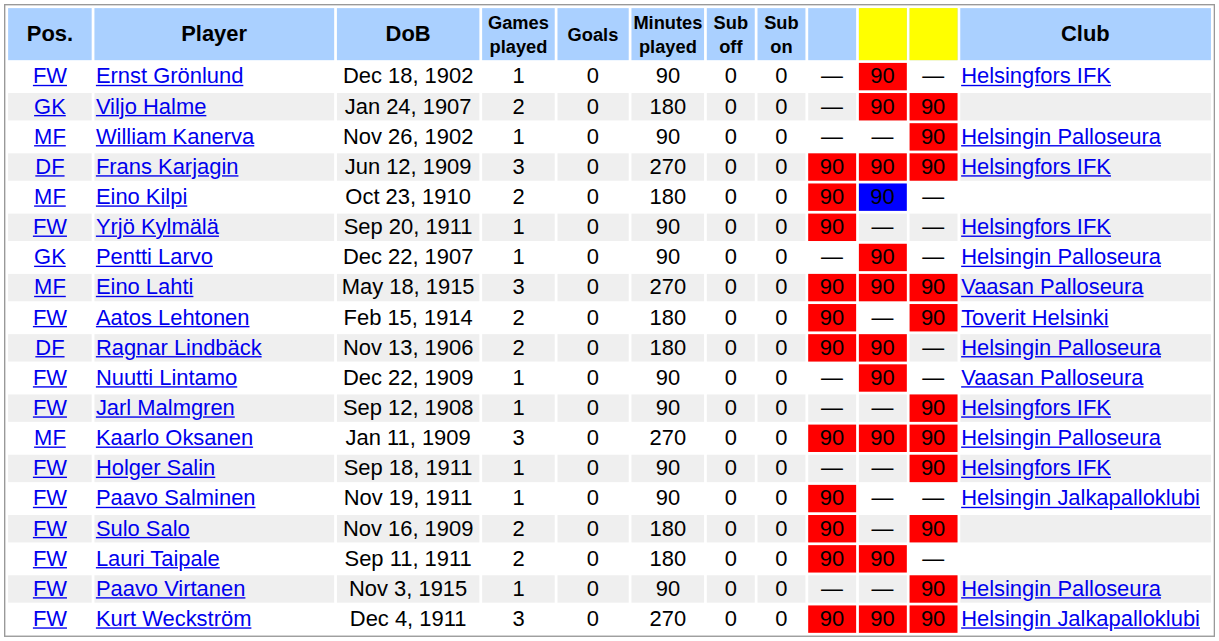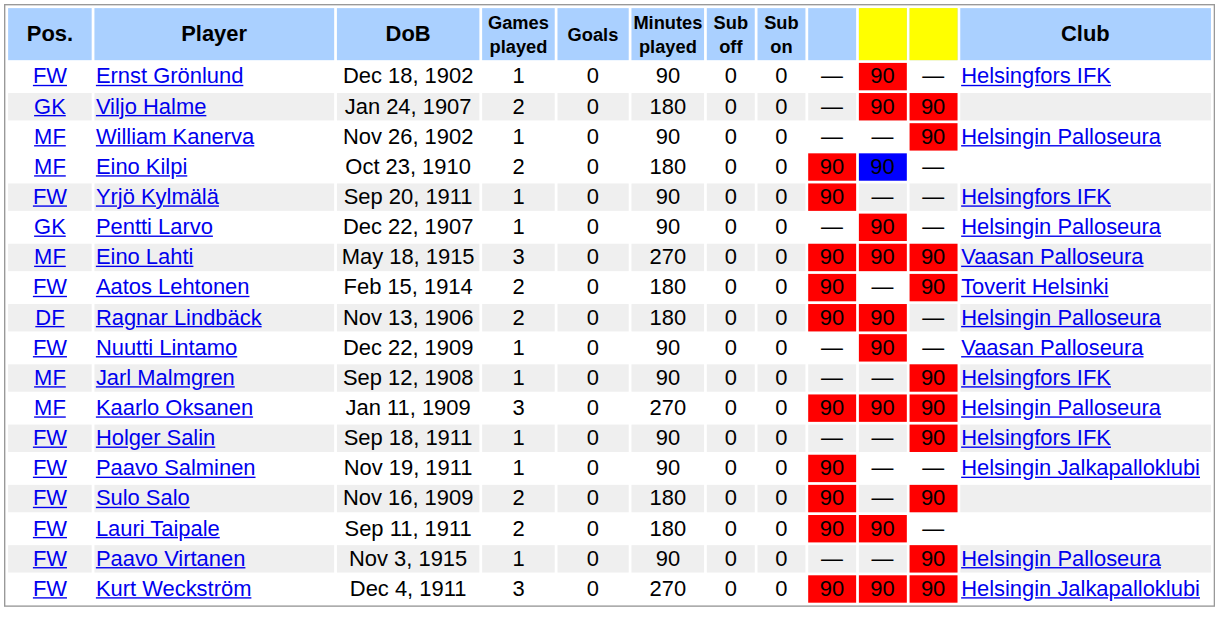- row: (167, 166)
(50, 407) FW -> (50, 377) MF
